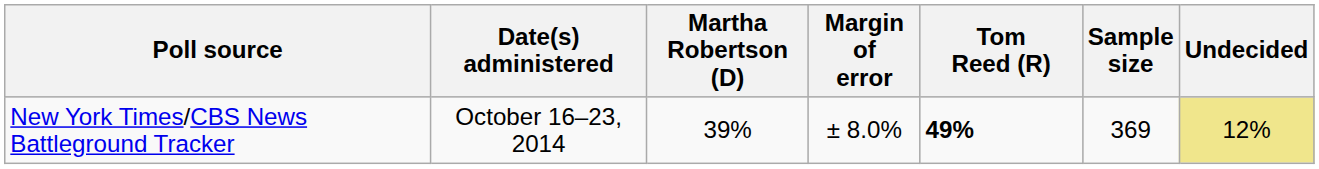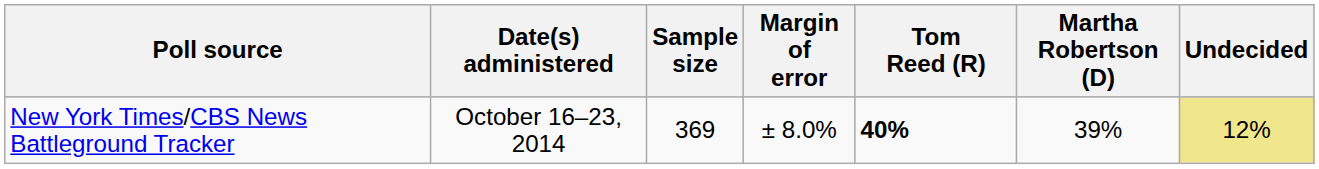columns swapped: (1131, 50) <-> (728, 50)
(950, 129) 49% -> (885, 129) 40%
